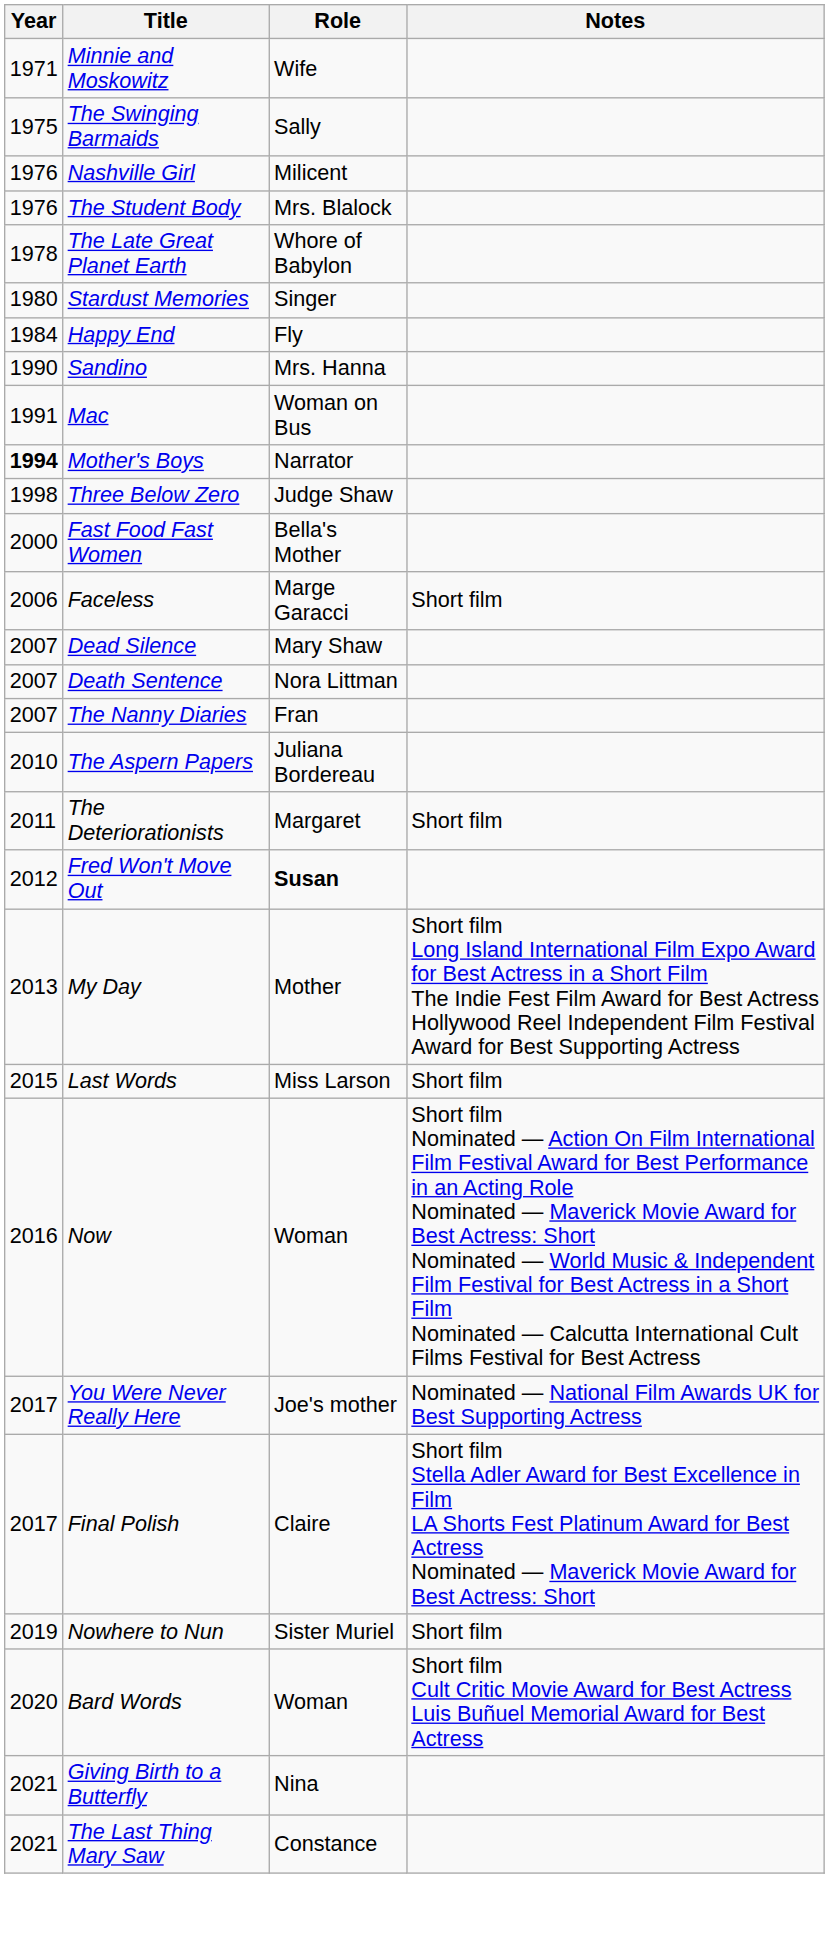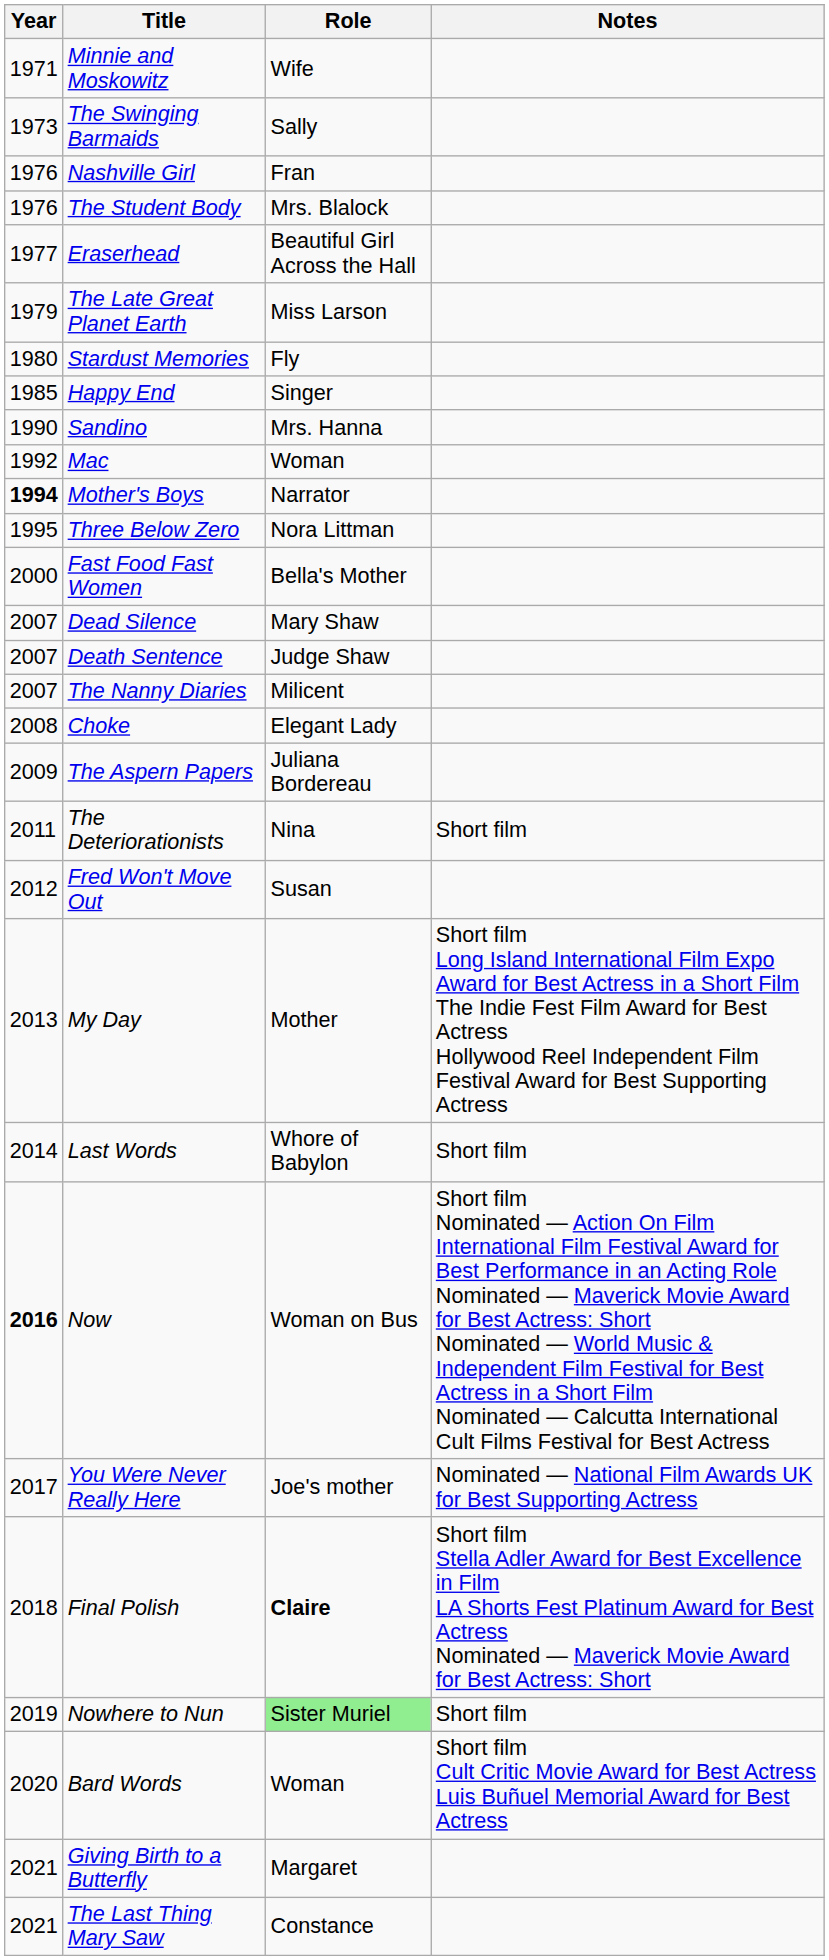(34, 126) 1975 -> (34, 126) 1973
(311, 172) Milicent -> (293, 172) Fran
+ row: (123, 253)
(34, 253) 1978 -> (34, 312) 1979
(318, 253) Whore of Babylon -> (329, 312) Miss Larson
(305, 300) Singer -> (285, 358) Fly
(34, 334) 1984 -> (34, 392) 1985
(288, 334) Fly -> (302, 392) Singer
(34, 414) 1991 -> (34, 461) 1992
(326, 414) Woman on Bus -> (308, 461) Woman
(34, 495) 1998 -> (34, 529) 1995
(333, 495) Judge Shaw -> (332, 529) Nora Littman
- row: (111, 600)
(336, 681) Nora Littman -> (330, 656) Judge Shaw
(296, 715) Fran -> (307, 691) Milicent
+ row: (99, 725)
(34, 761) 2010 -> (34, 771) 2009
(317, 820) Margaret -> (293, 830) Nina
(306, 879) bold -> (301, 889) normal
(34, 1081) 2015 -> (34, 1151) 2014
(332, 1081) Miss Larson -> (314, 1151) Whore of Babylon
(34, 1236) normal -> (34, 1319) bold
(311, 1236) Woman -> (344, 1319) Woman on Bus
(34, 1524) 2017 -> (34, 1607) 2018
(302, 1524) normal -> (301, 1607) bold
(334, 1631) no background -> (331, 1714) lightgreen background
(296, 1784) Nina -> (314, 1867) Margaret
